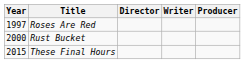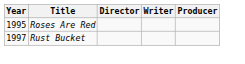(16, 25) 1997 -> (16, 25) 1995
(16, 38) 2000 -> (16, 38) 1997
- row: (73, 52)
